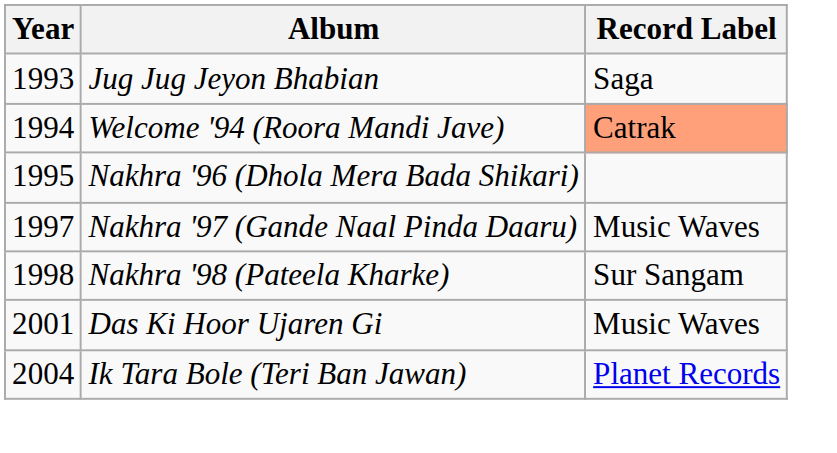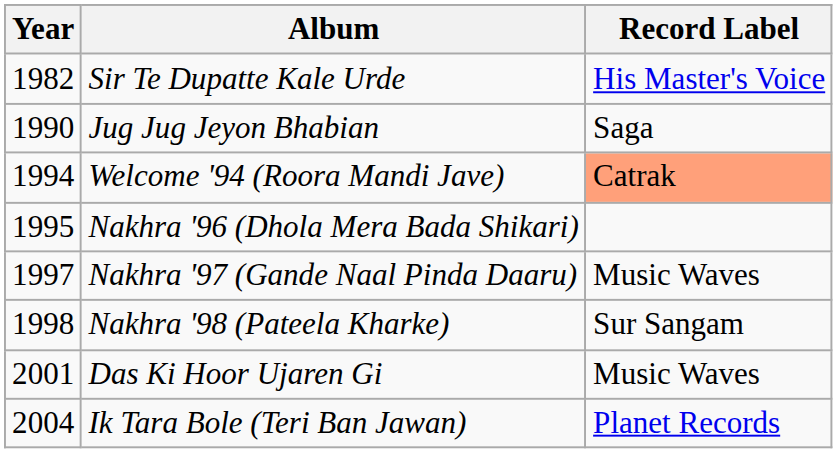+ row: (247, 78)
(43, 78) 1993 -> (43, 127) 1990
